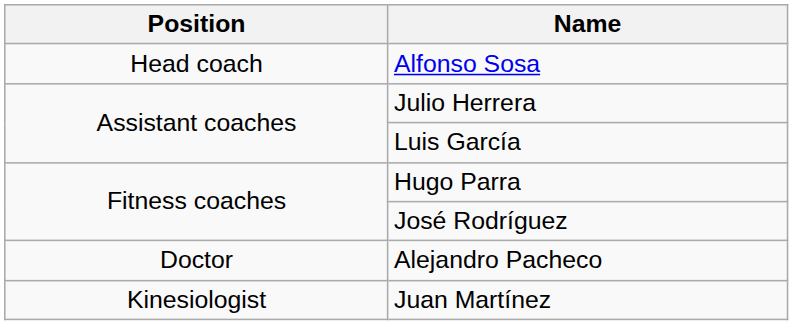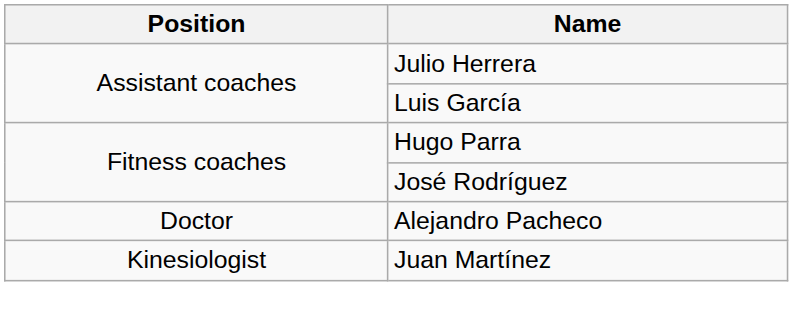- row: (467, 63)
